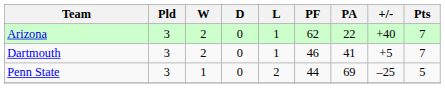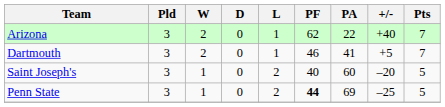+ row: (42, 72)
(313, 72) normal -> (313, 92) bold
